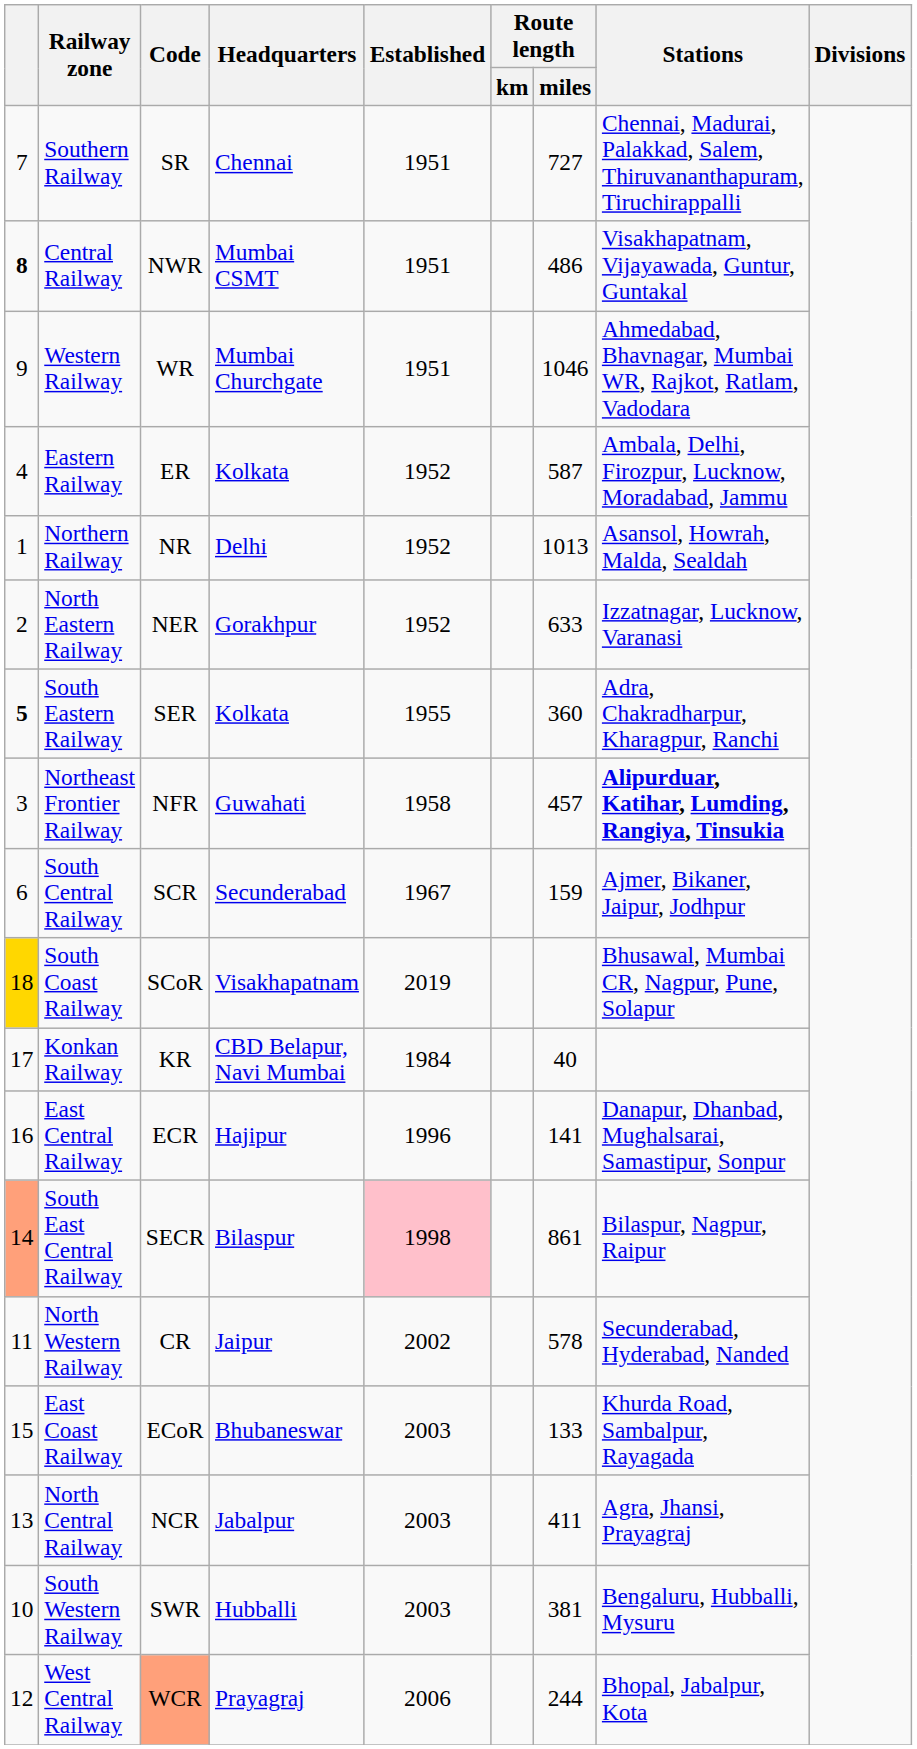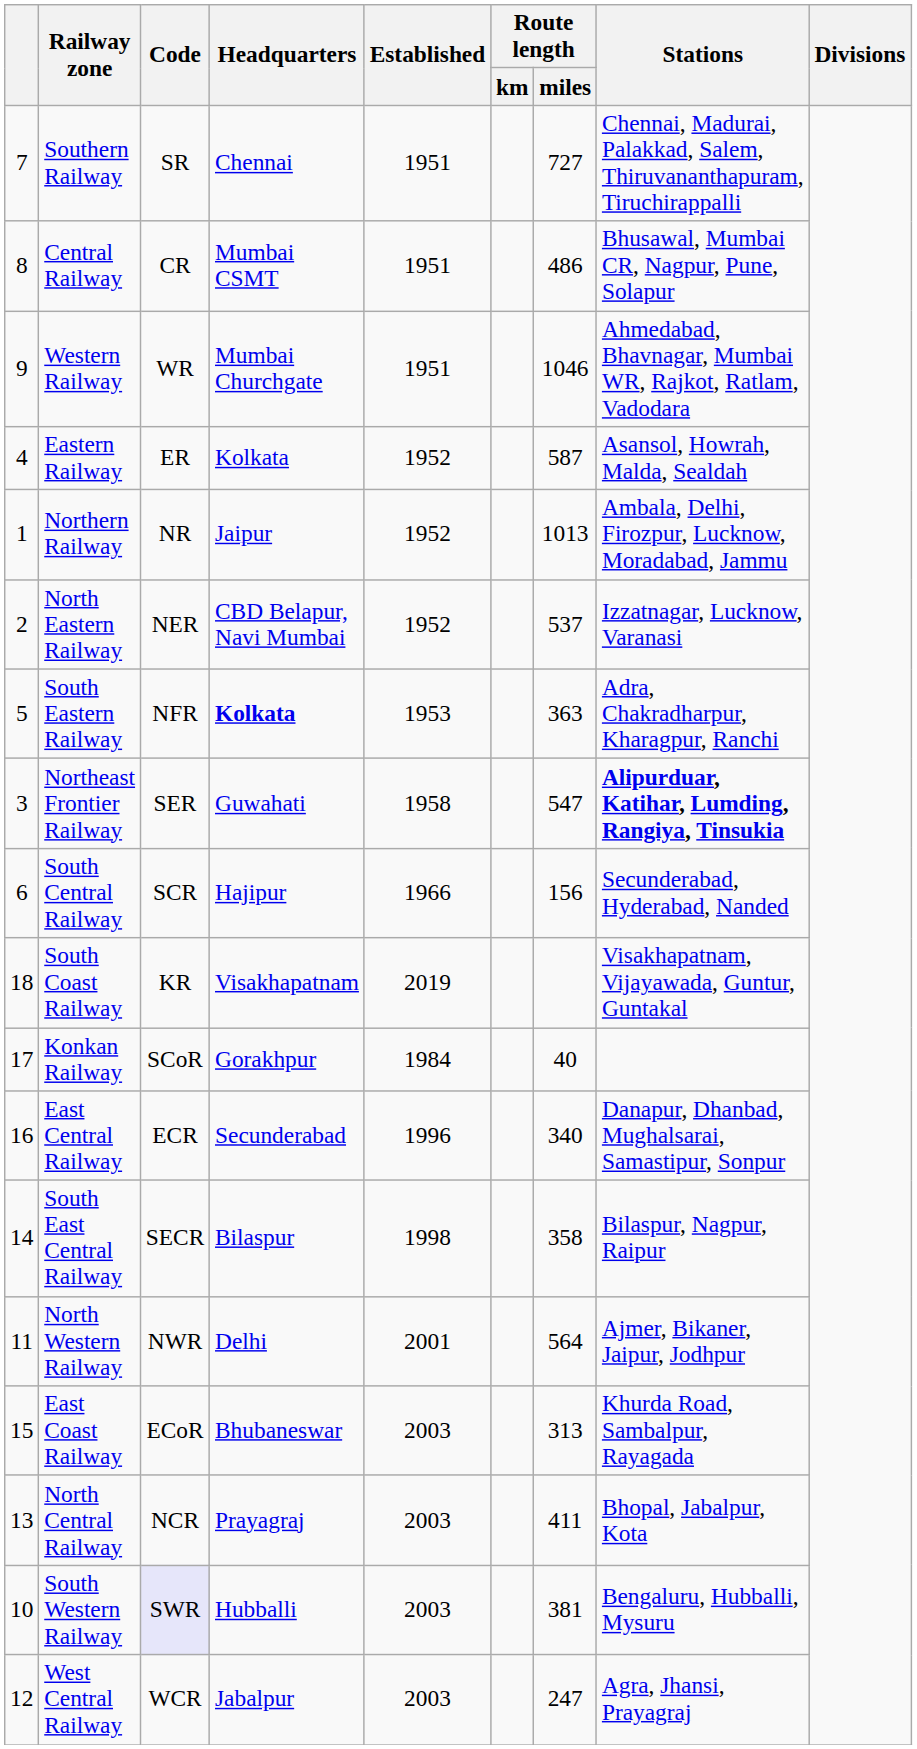(22, 265) bold -> (22, 265) normal
(175, 265) NWR -> (175, 265) CR
(698, 265) Visakhapatnam, Vijayawada, Guntur, Guntakal -> (693, 265) Bhusawal, Mumbai CR, Nagpur, Pune, Solapur
(695, 471) Ambala, Delhi, Firozpur, Lucknow, Moradabad, Jammu -> (686, 457) Asansol, Howrah, Malda, Sealdah
(241, 547) Delhi -> (244, 534) Jaipur
(686, 547) Asansol, Howrah, Malda, Sealdah -> (695, 534) Ambala, Delhi, Firozpur, Lucknow, Moradabad, Jammu
(266, 623) Gorakhpur -> (281, 623) CBD Belapur, Navi Mumbai
(565, 623) 633 -> (565, 623) 537
(22, 713) bold -> (22, 713) normal
(175, 713) SER -> (175, 713) NFR
(252, 713) normal -> (255, 713) bold
(427, 713) 1955 -> (427, 713) 1953
(565, 713) 360 -> (565, 713) 363
(175, 803) NFR -> (175, 803) SER
(565, 803) 457 -> (565, 803) 547
(281, 892) Secunderabad -> (251, 892) Hajipur
(427, 892) 1967 -> (427, 892) 1966
(565, 892) 159 -> (565, 892) 156
(677, 892) Ajmer, Bikaner, Jaipur, Jodhpur -> (695, 892) Secunderabad, Hyderabad, Nanded
(22, 982) gold background -> (22, 982) no background
(175, 982) SCoR -> (175, 982) KR
(693, 982) Bhusawal, Mumbai CR, Nagpur, Pune, Solapur -> (698, 982) Visakhapatnam, Vijayawada, Guntur, Guntakal
(175, 1058) KR -> (175, 1058) SCoR
(281, 1058) CBD Belapur, Navi Mumbai -> (266, 1058) Gorakhpur
(251, 1135) Hajipur -> (281, 1135) Secunderabad
(565, 1135) 141 -> (565, 1135) 340
(22, 1238) lightsalmon background -> (22, 1238) no background
(427, 1238) pink background -> (427, 1238) no background
(565, 1238) 861 -> (565, 1238) 358
(175, 1340) CR -> (175, 1340) NWR
(244, 1340) Jaipur -> (241, 1340) Delhi
(427, 1340) 2002 -> (427, 1340) 2001
(565, 1340) 578 -> (565, 1340) 564
(695, 1340) Secunderabad, Hyderabad, Nanded -> (677, 1340) Ajmer, Bikaner, Jaipur, Jodhpur
(565, 1430) 133 -> (565, 1430) 313
(255, 1520) Jabalpur -> (260, 1520) Prayagraj
(663, 1520) Agra, Jhansi, Prayagraj -> (683, 1520) Bhopal, Jabalpur, Kota
(175, 1609) no background -> (175, 1609) lavender background
(175, 1699) lightsalmon background -> (175, 1699) no background
(260, 1699) Prayagraj -> (255, 1699) Jabalpur
(427, 1699) 2006 -> (427, 1699) 2003
(565, 1699) 244 -> (565, 1699) 247
(683, 1699) Bhopal, Jabalpur, Kota -> (663, 1699) Agra, Jhansi, Prayagraj
